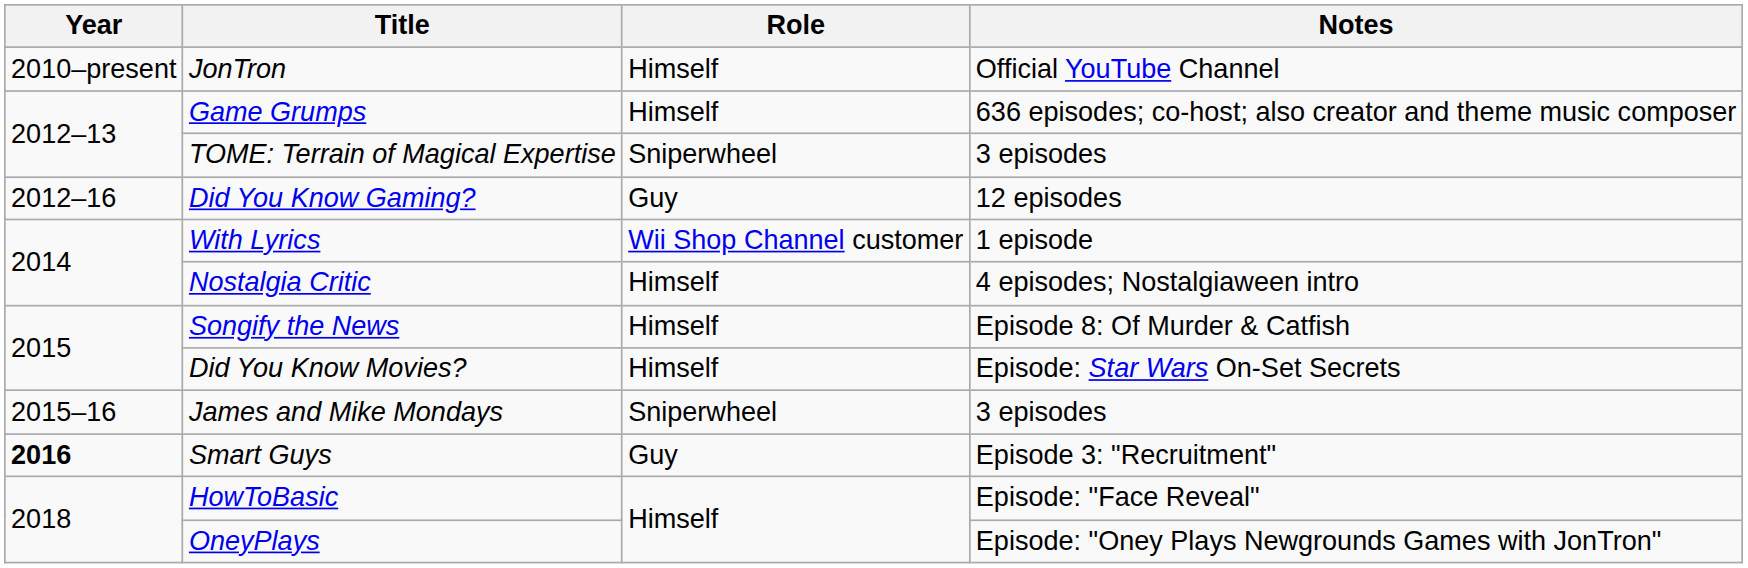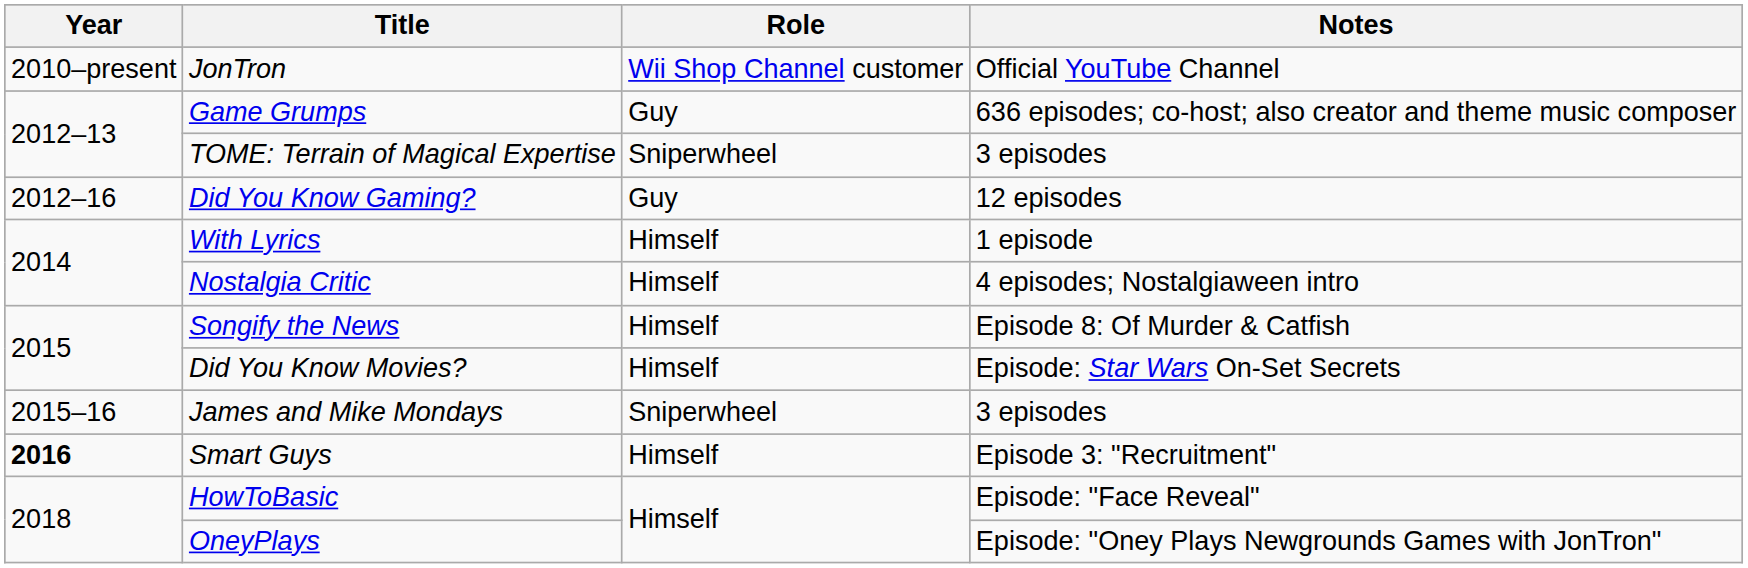(673, 68) Himself -> (796, 68) Wii Shop Channel customer
(673, 111) Himself -> (653, 111) Guy
(796, 240) Wii Shop Channel customer -> (673, 240) Himself
(653, 454) Guy -> (673, 454) Himself
